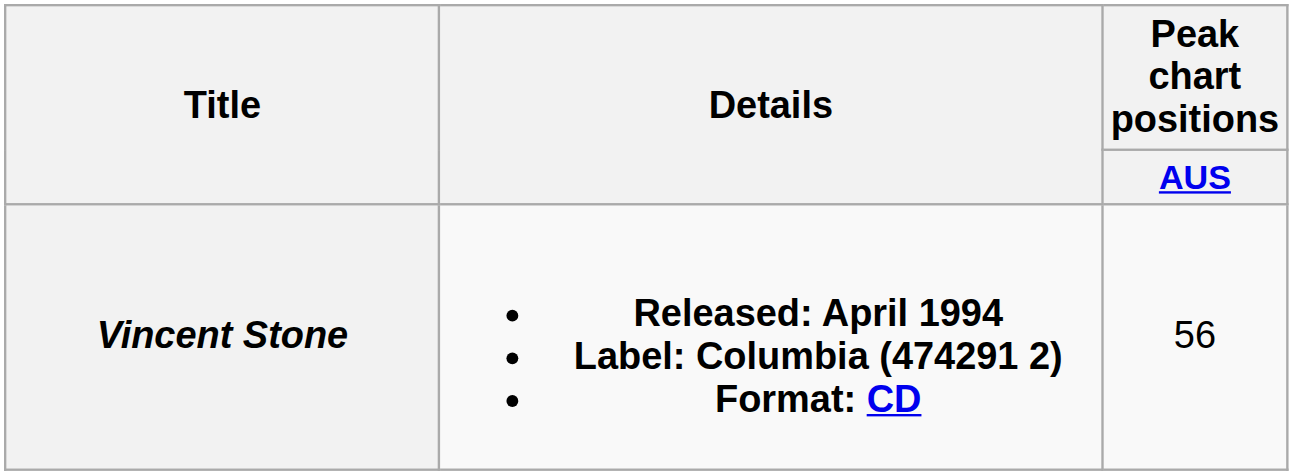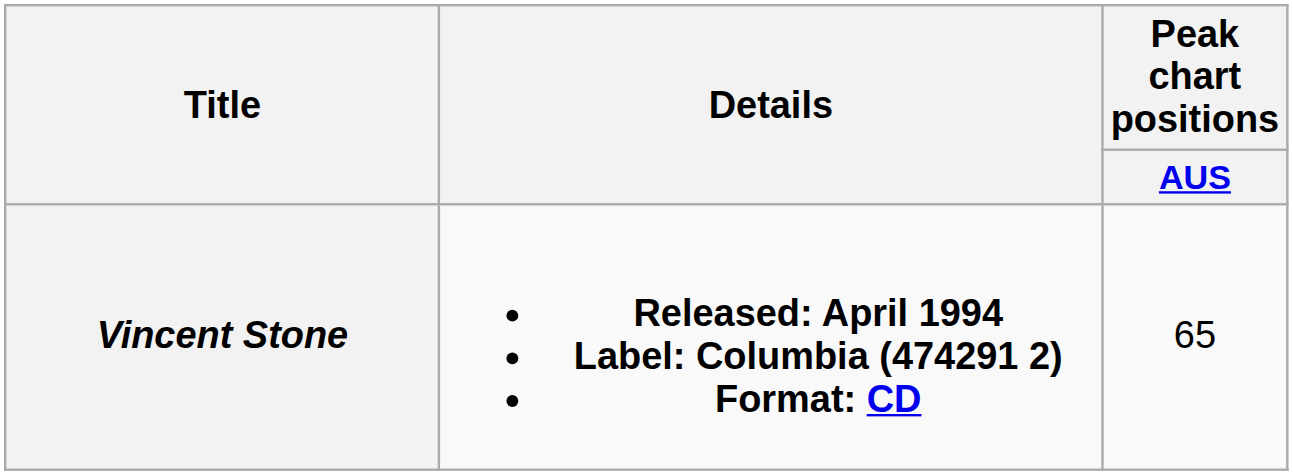(1195, 335) 56 -> (1195, 335) 65
